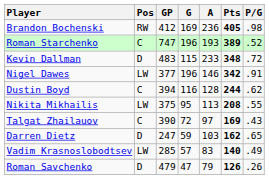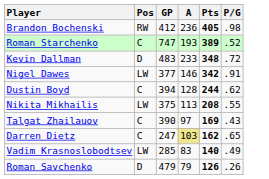- column: (189, 12)
(140, 136) D -> (140, 136) C
(210, 136) no background -> (189, 136) khaki background
